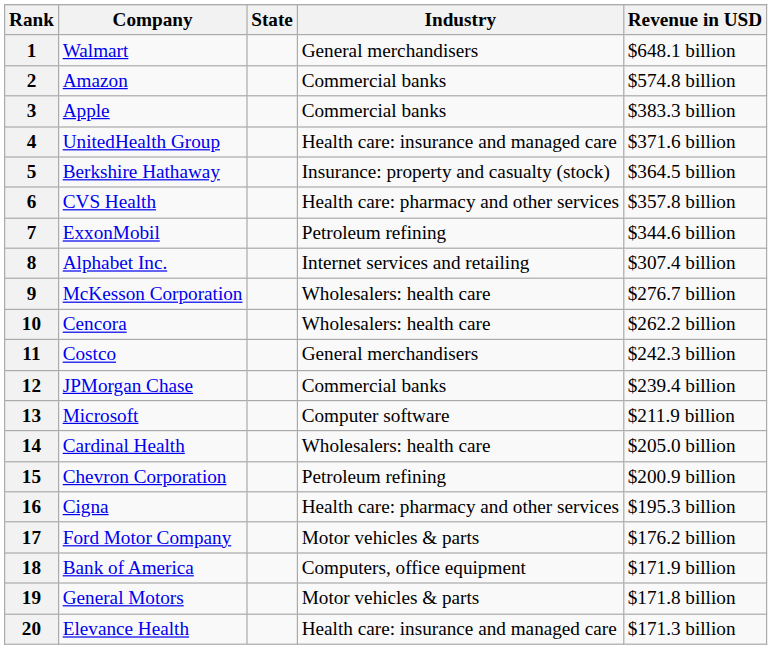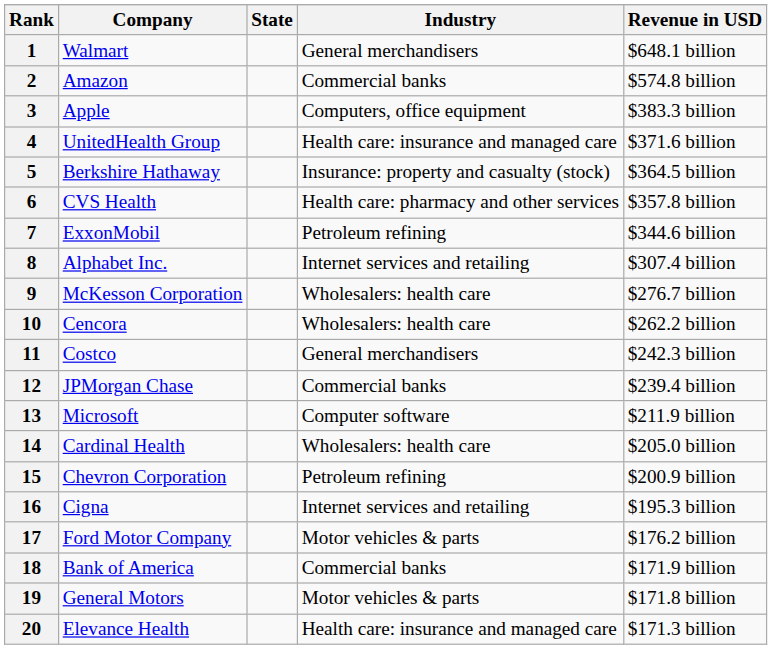(374, 111) Commercial banks -> (414, 111) Computers, office equipment
(460, 506) Health care: pharmacy and other services -> (416, 506) Internet services and retailing
(414, 567) Computers, office equipment -> (374, 567) Commercial banks
